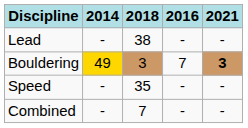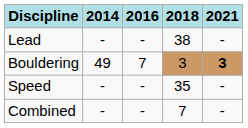columns swapped: (182, 16) <-> (142, 16)
(102, 63) gold background -> (102, 63) no background
